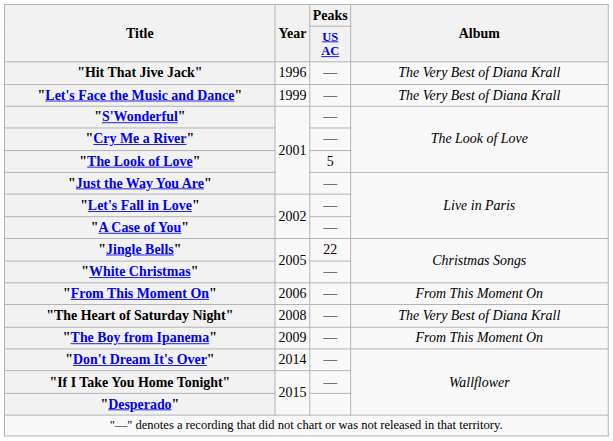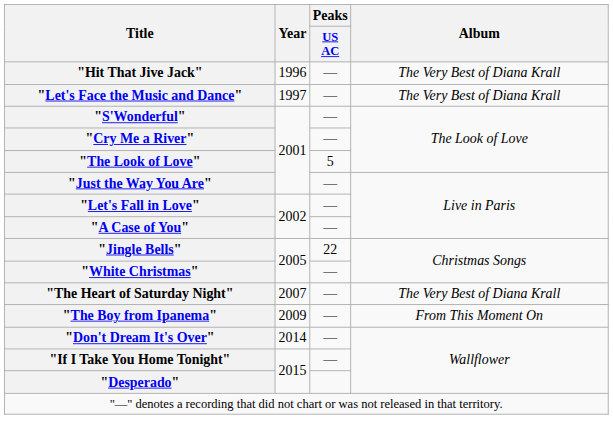(292, 95) 1999 -> (292, 95) 1997
- row: (140, 293)
(292, 315) 2008 -> (292, 293) 2007
